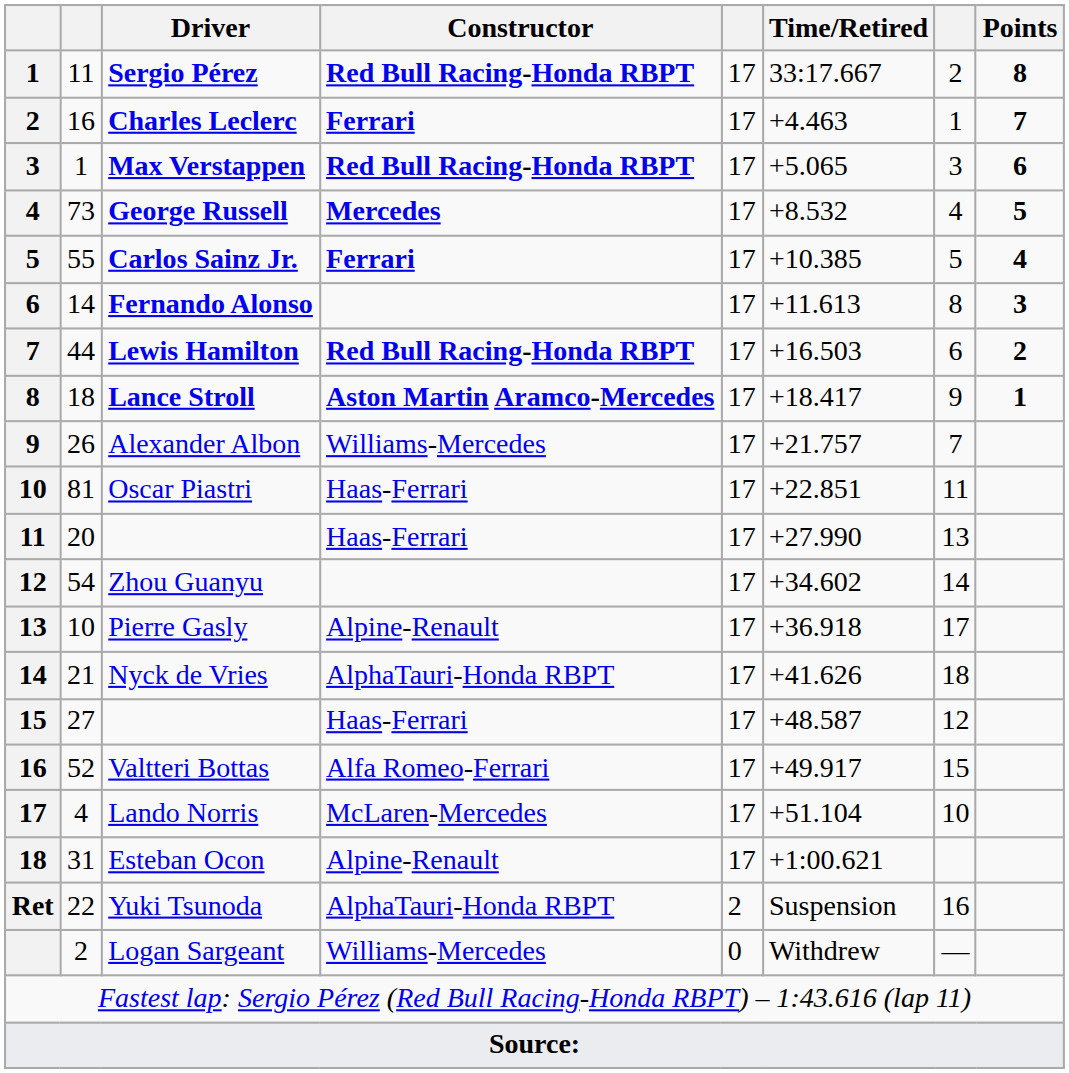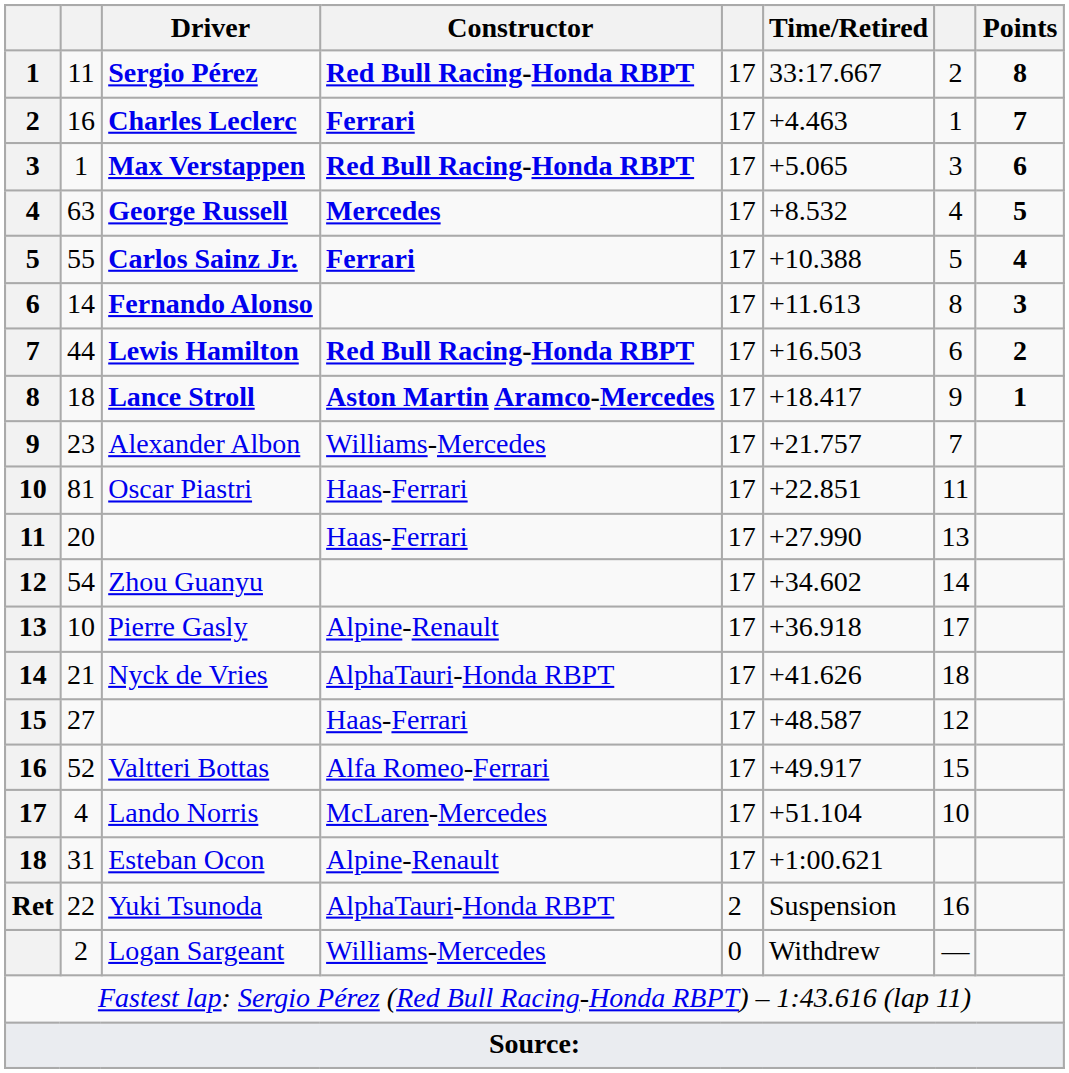(81, 212) 73 -> (81, 212) 63
(815, 258) +10.385 -> (815, 258) +10.388
(81, 443) 26 -> (81, 443) 23
